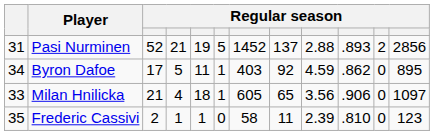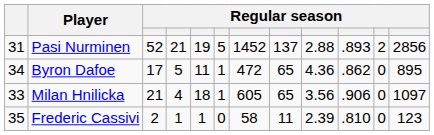(249, 71) 403 -> (249, 71) 472
(286, 71) 92 -> (286, 71) 65
(320, 71) 4.59 -> (320, 71) 4.36
